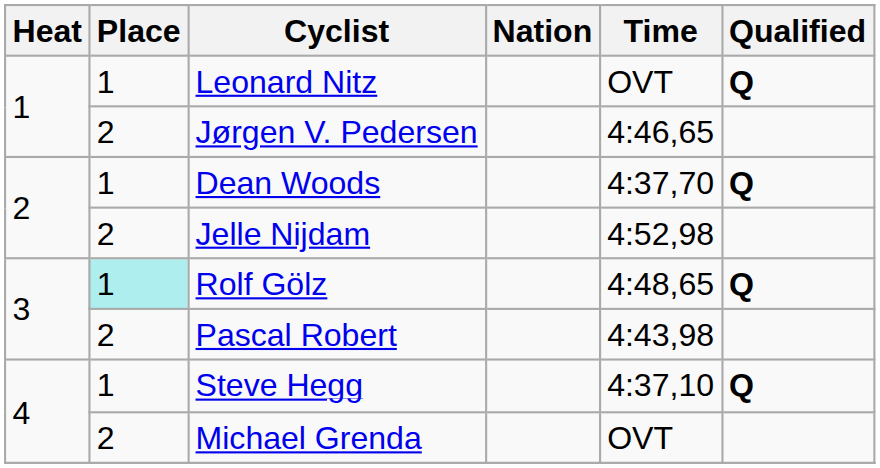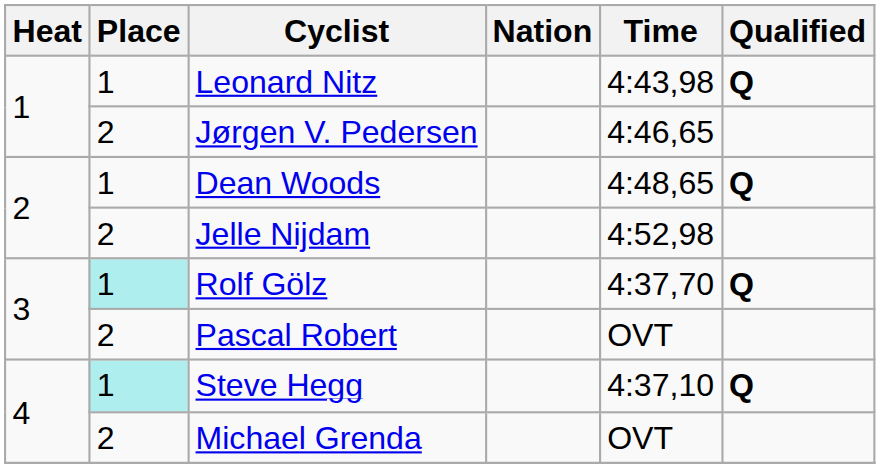(640, 81) OVT -> (661, 81) 4:43,98
(661, 183) 4:37,70 -> (661, 183) 4:48,65
(661, 284) 4:48,65 -> (661, 284) 4:37,70
(661, 335) 4:43,98 -> (640, 335) OVT
(106, 386) no background -> (106, 386) paleturquoise background
